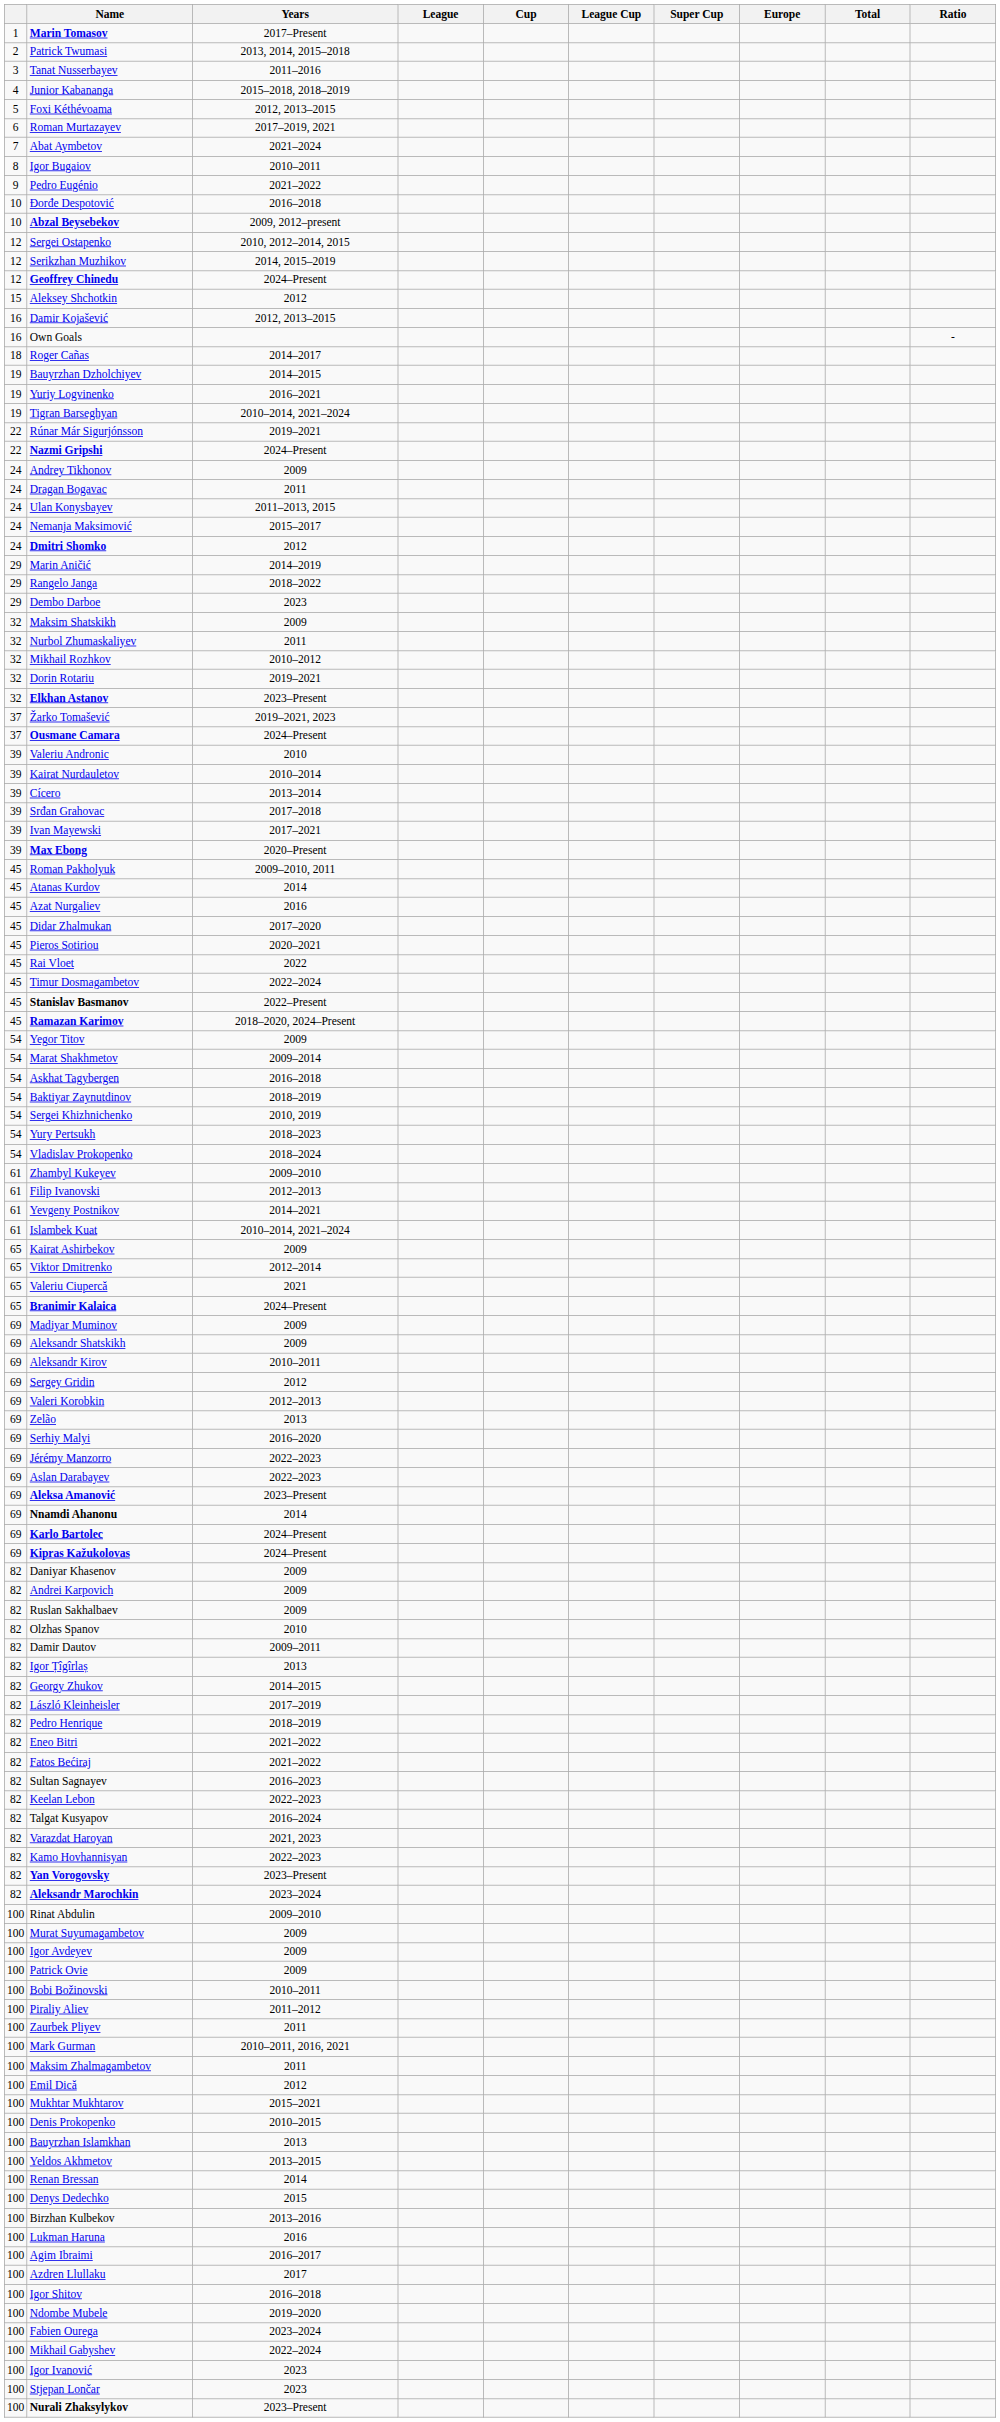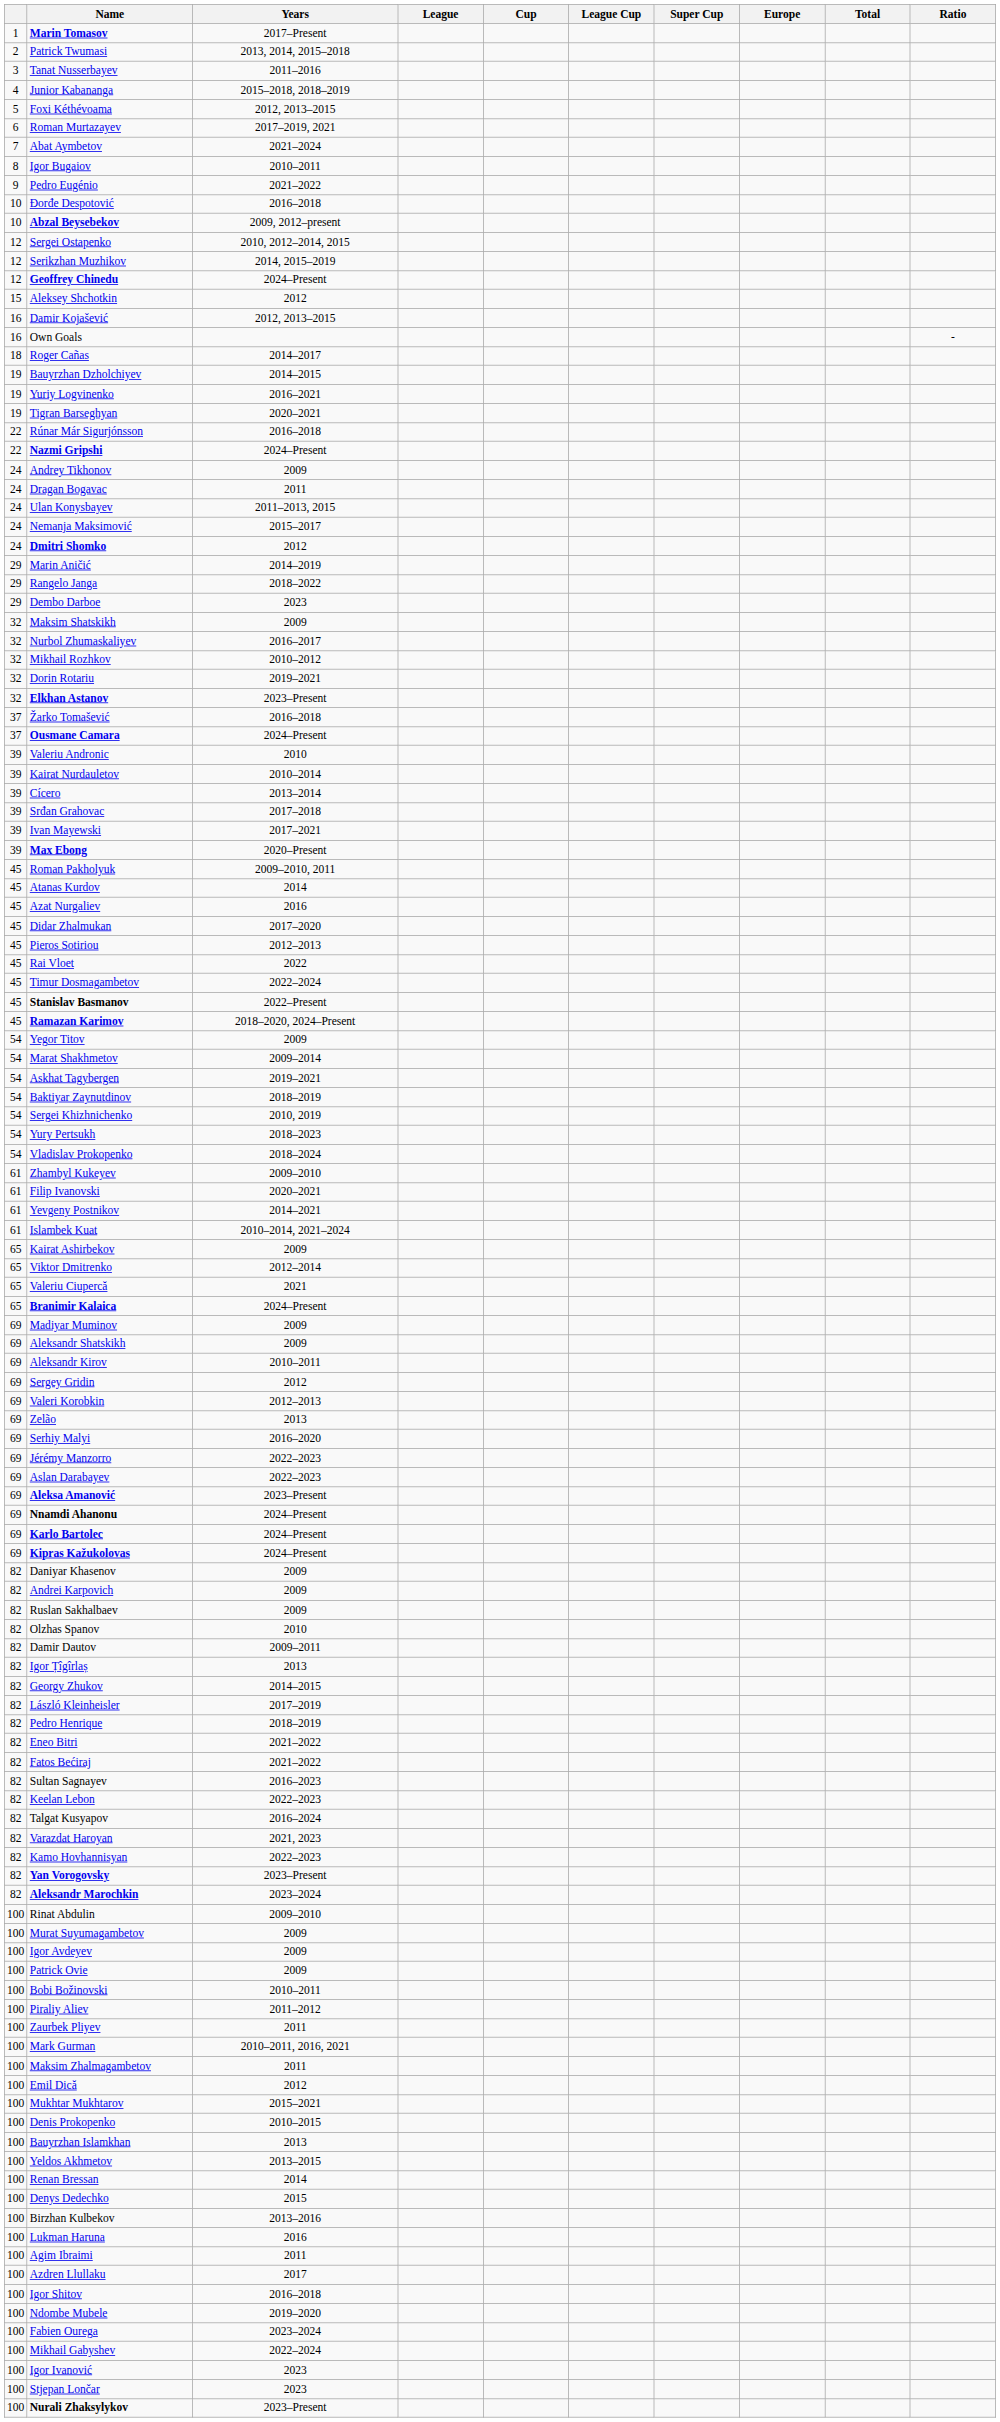(295, 413) 2010–2014, 2021–2024 -> (295, 413) 2020–2021
(295, 432) 2019–2021 -> (295, 432) 2016–2018
(295, 641) 2011 -> (295, 641) 2016–2017
(295, 717) 2019–2021, 2023 -> (295, 717) 2016–2018
(295, 945) 2020–2021 -> (295, 945) 2012–2013
(295, 1078) 2016–2018 -> (295, 1078) 2019–2021
(295, 1192) 2012–2013 -> (295, 1192) 2020–2021
(295, 1515) 2014 -> (295, 1515) 2024–Present
(295, 2256) 2016–2017 -> (295, 2256) 2011
